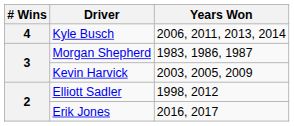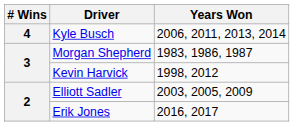(205, 73) 2003, 2005, 2009 -> (188, 73) 1998, 2012
(188, 92) 1998, 2012 -> (205, 92) 2003, 2005, 2009
